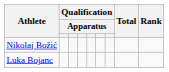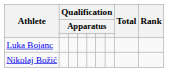rows swapped: (30, 60) <-> (32, 45)
